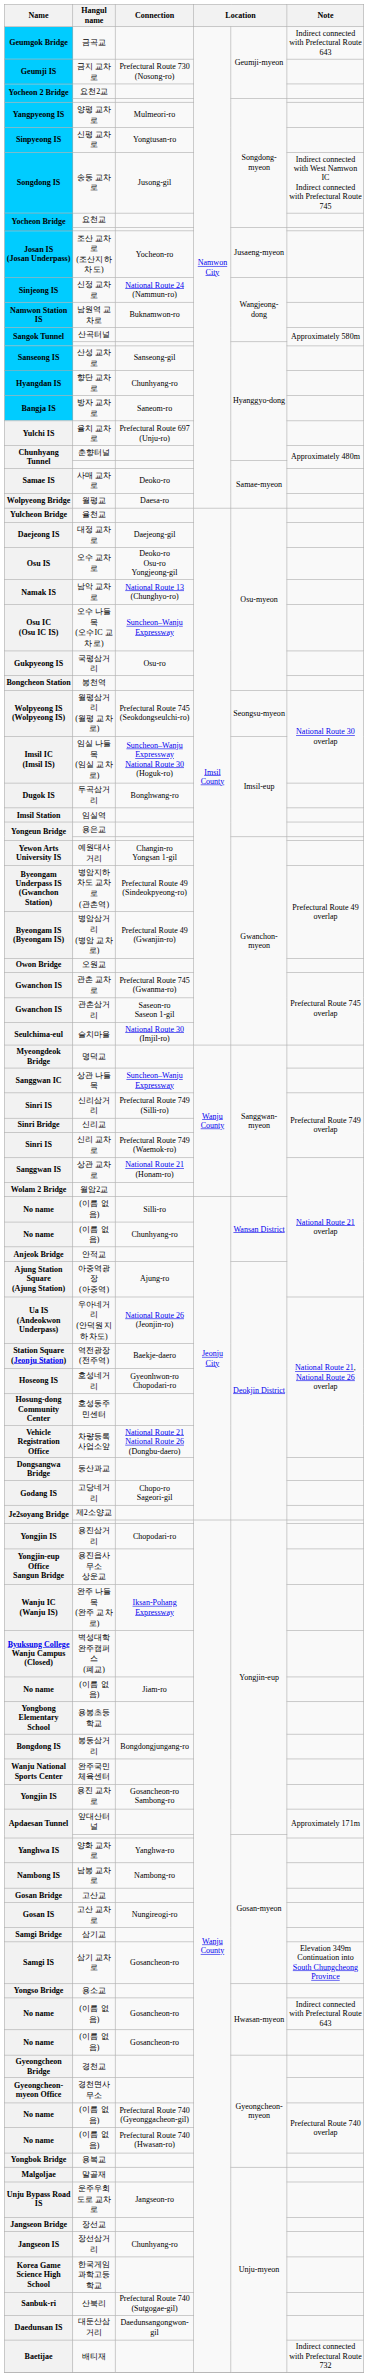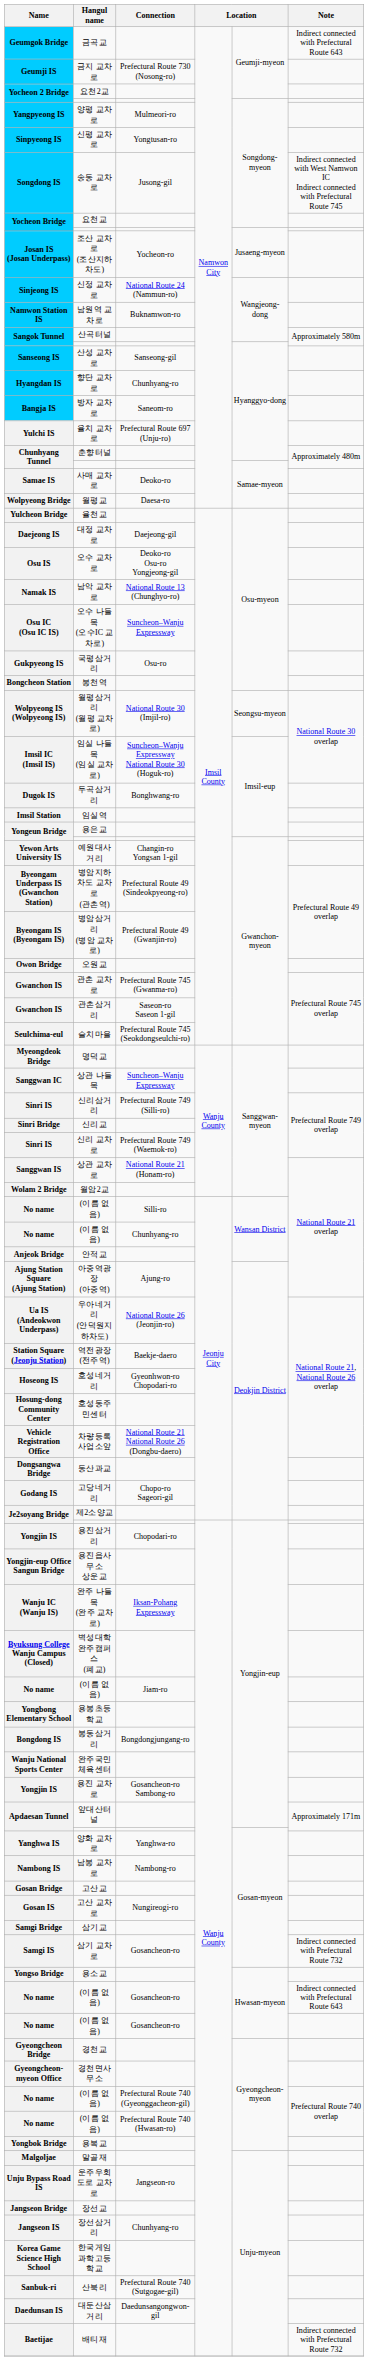(155, 713) Prefectural Route 745 (Seokdongseulchi-ro) -> (155, 713) National Route 30 (Imjil-ro)
(155, 1033) National Route 30 (Imjil-ro) -> (155, 1033) Prefectural Route 745 (Seokdongseulchi-ro)
(325, 1962) Elevation 349m Continuation into South Chungcheong Province -> (326, 1950) Indirect connected with Prefectural Route 732
